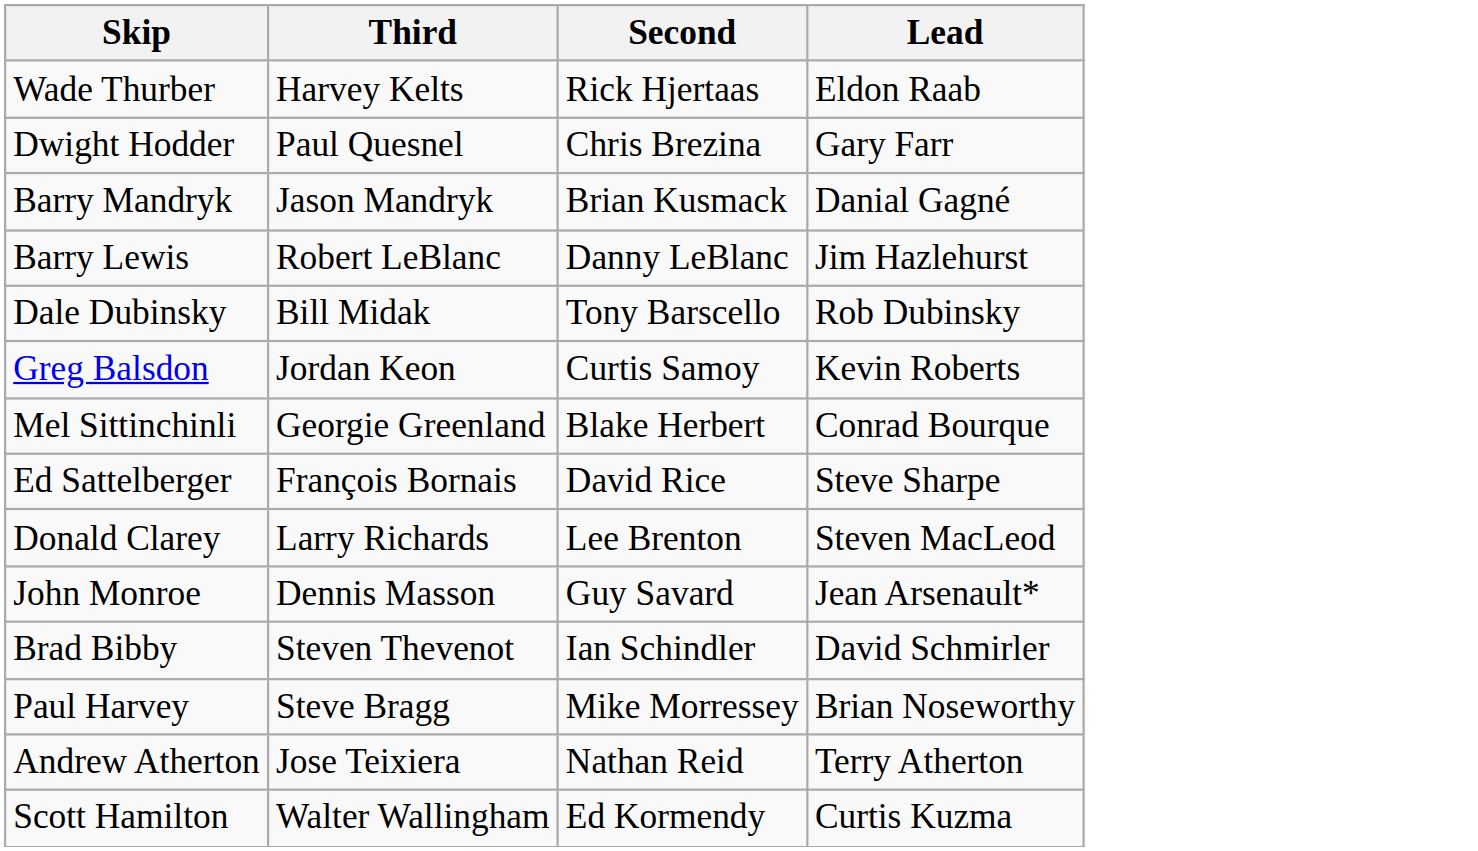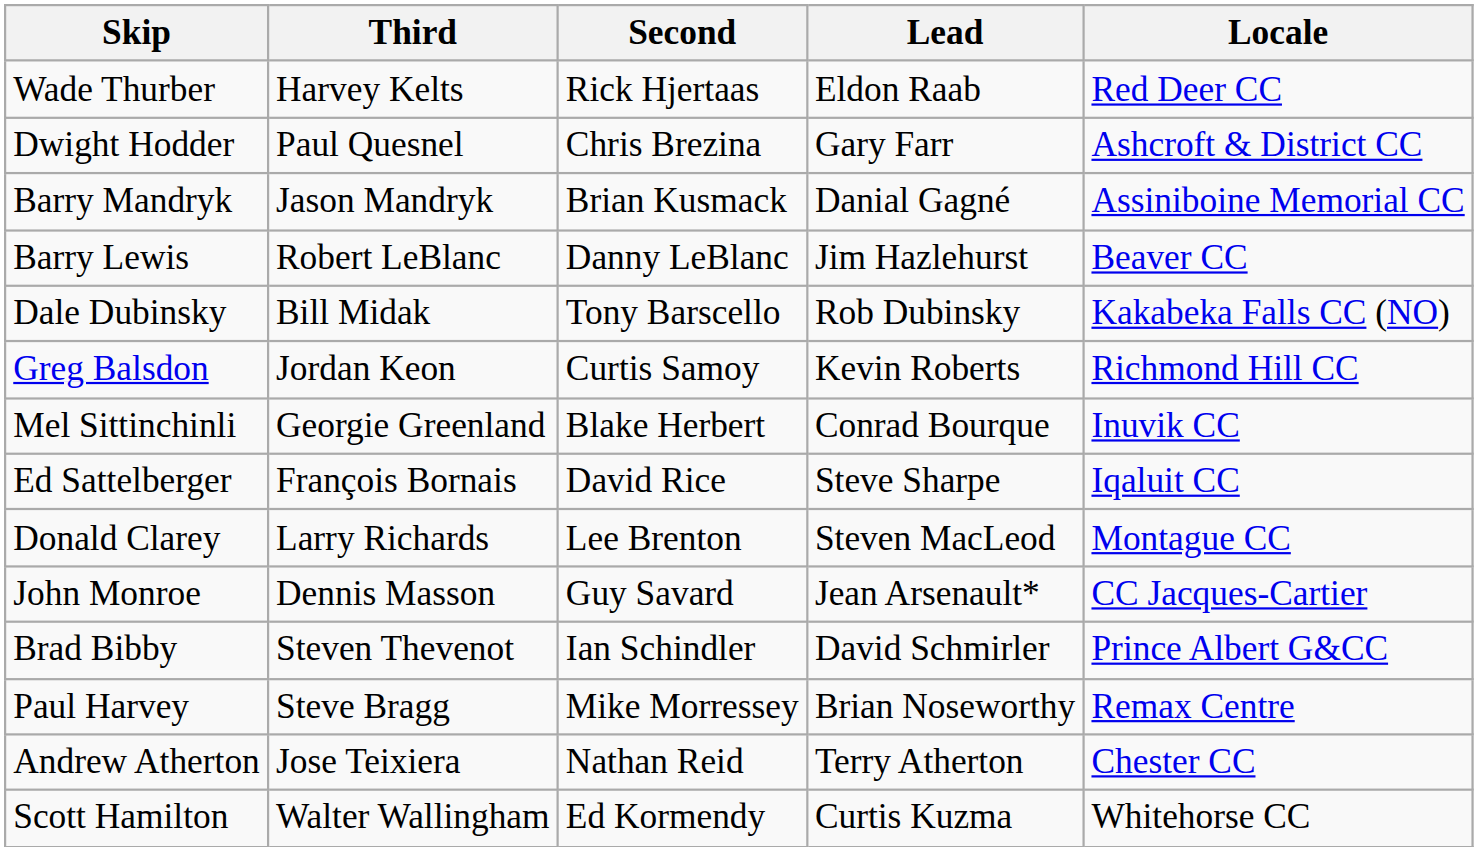+ column: (1278, 32)
